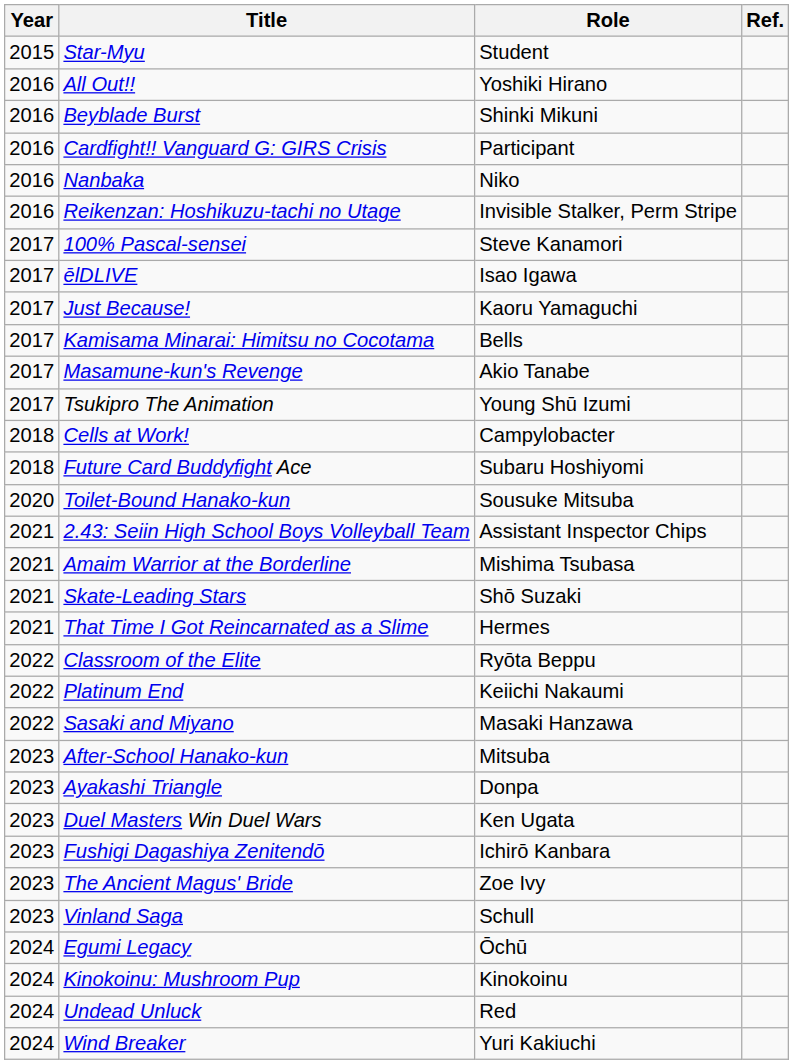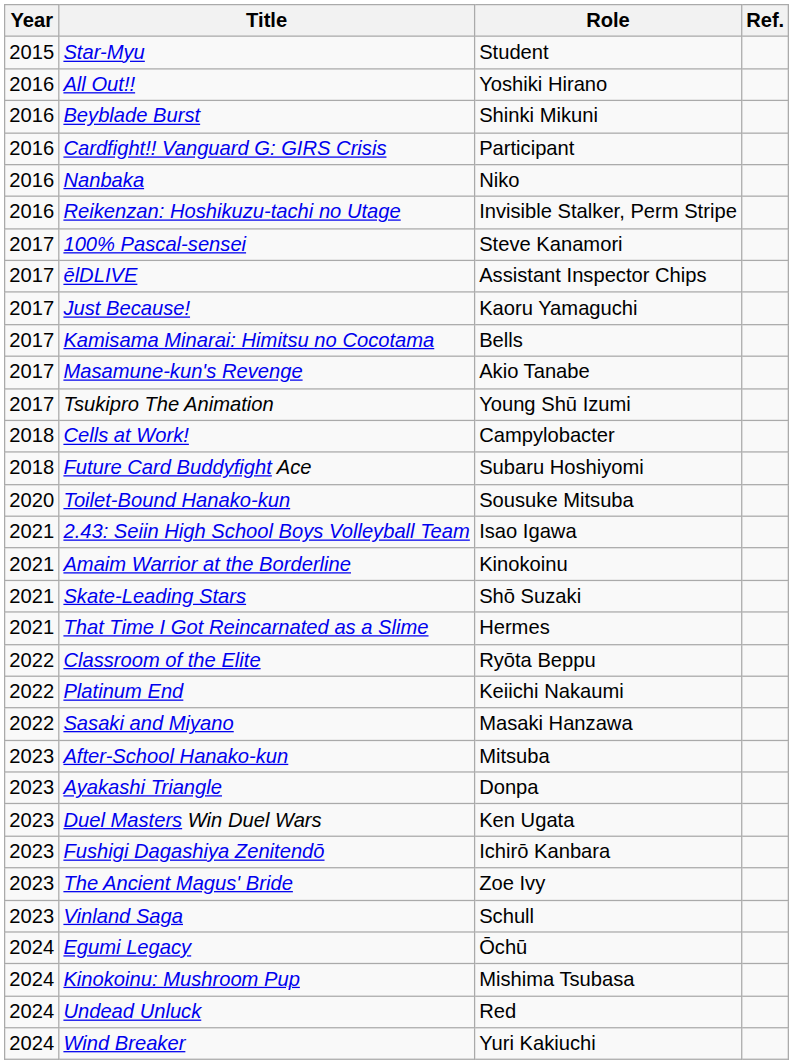(528, 276) Isao Igawa -> (593, 276) Assistant Inspector Chips
(593, 532) Assistant Inspector Chips -> (528, 532) Isao Igawa
(557, 564) Mishima Tsubasa -> (523, 564) Kinokoinu
(523, 979) Kinokoinu -> (557, 979) Mishima Tsubasa
